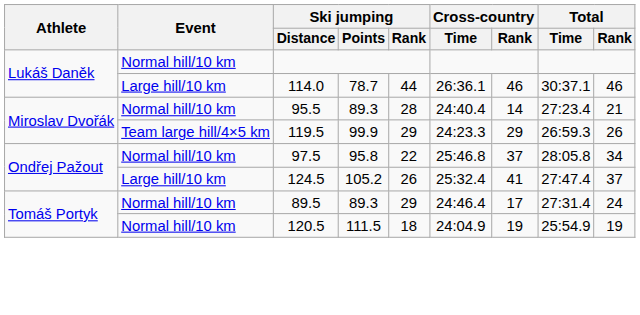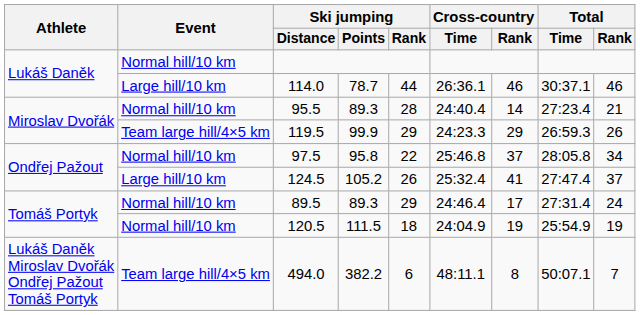+ row: (306, 274)
